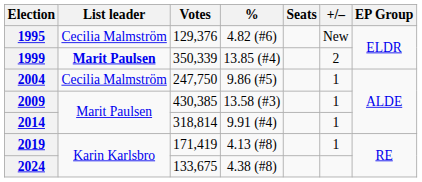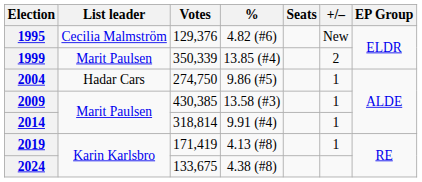(114, 58) bold -> (114, 58) normal
(114, 79) Cecilia Malmström -> (114, 79) Hadar Cars
(195, 79) 247,750 -> (195, 79) 274,750
